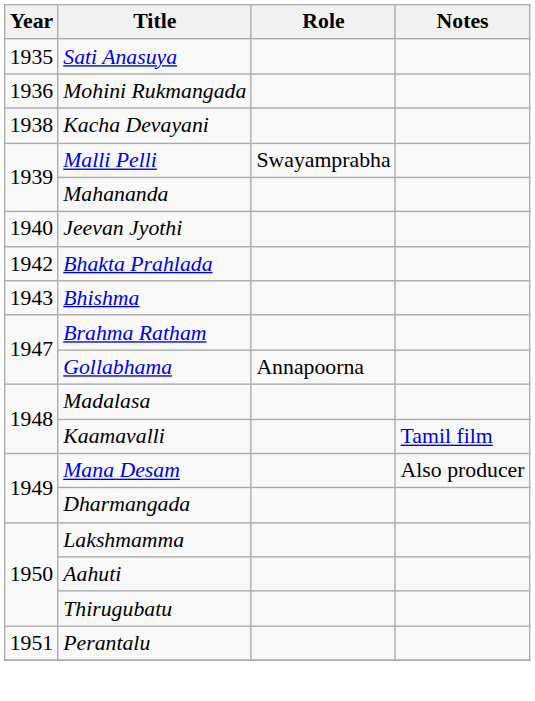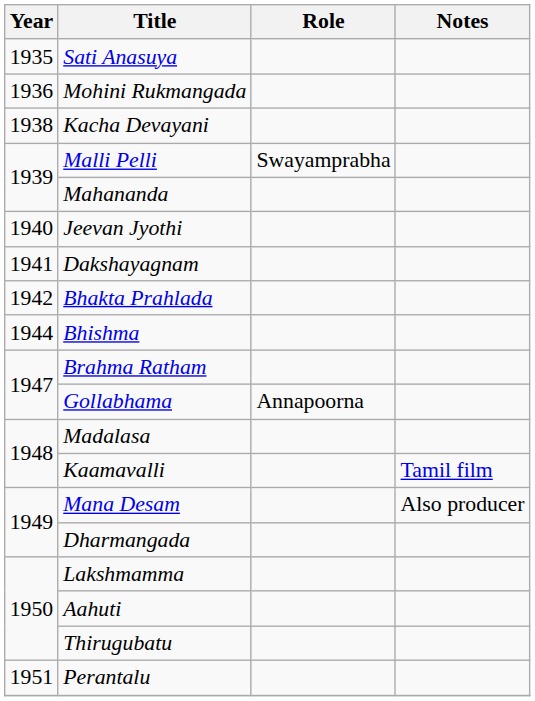+ row: (131, 263)
(31, 297) 1943 -> (31, 332) 1944
